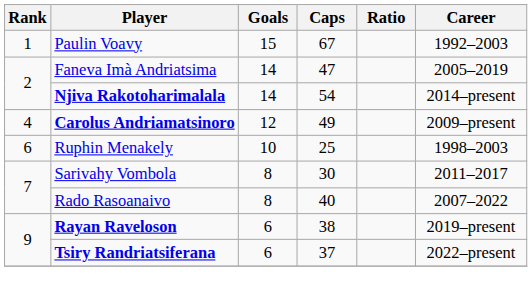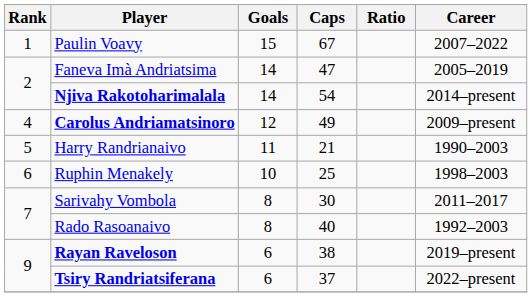(471, 43) 1992–2003 -> (471, 43) 2007–2022
+ row: (120, 148)
(471, 200) 2007–2022 -> (471, 226) 1992–2003
